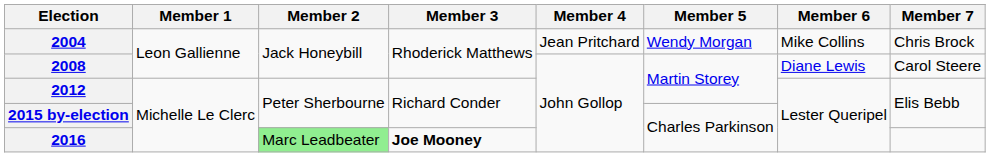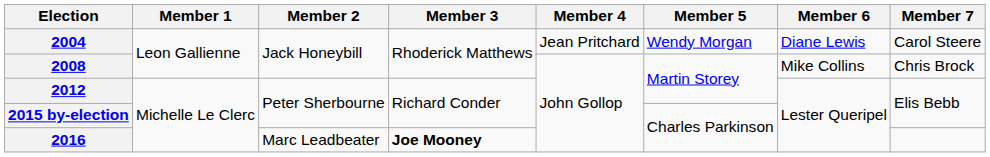(823, 41) Mike Collins -> (823, 41) Diane Lewis
(934, 41) Chris Brock -> (938, 41) Carol Steere
(823, 66) Diane Lewis -> (823, 66) Mike Collins
(938, 66) Carol Steere -> (934, 66) Chris Brock
(321, 139) lightgreen background -> (321, 139) no background
